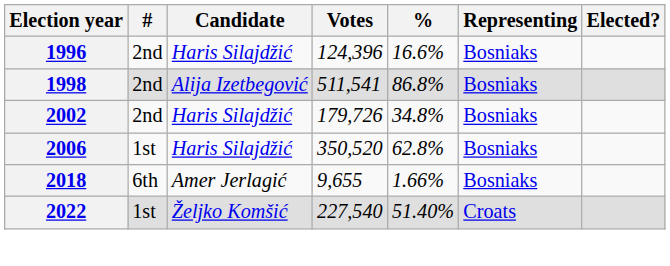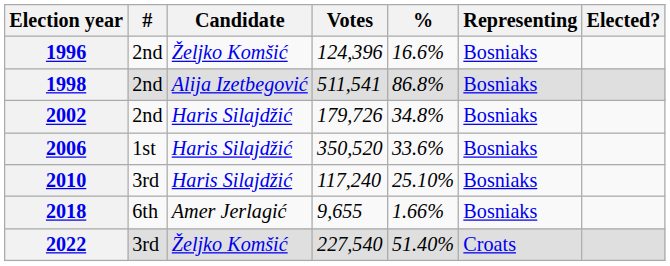(232, 52) Haris Silajdžić -> (230, 52) Željko Komšić
(418, 148) 62.8% -> (418, 148) 33.6%
+ row: (66, 180)
(144, 212) 1st -> (146, 244) 3rd
